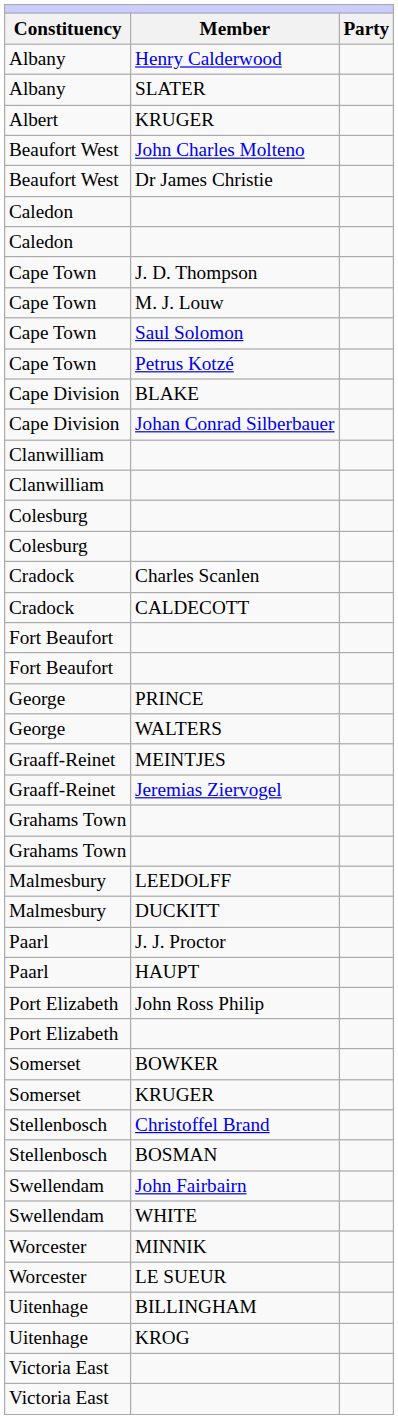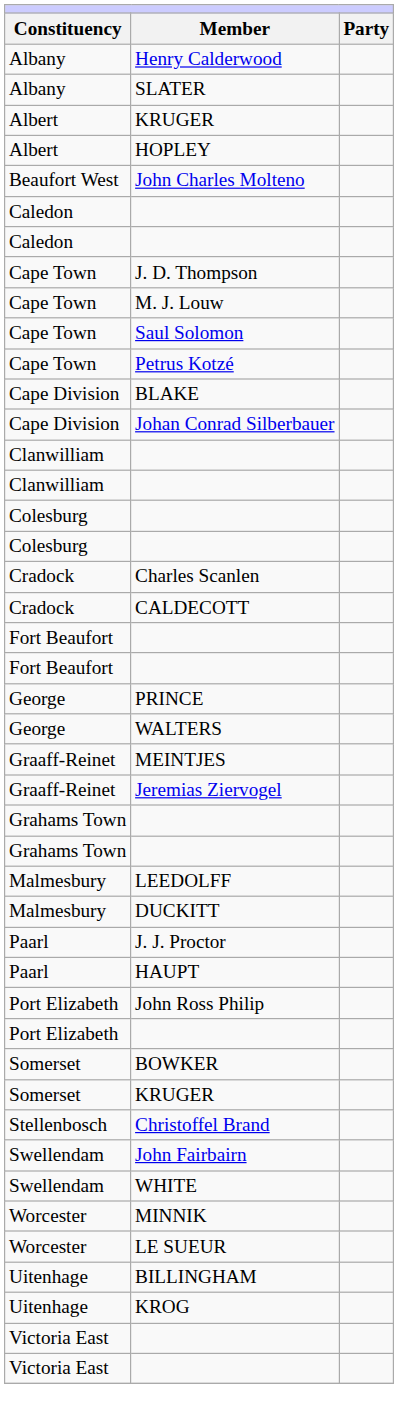+ row: (34, 150)
- row: (64, 180)
- row: (58, 1155)
